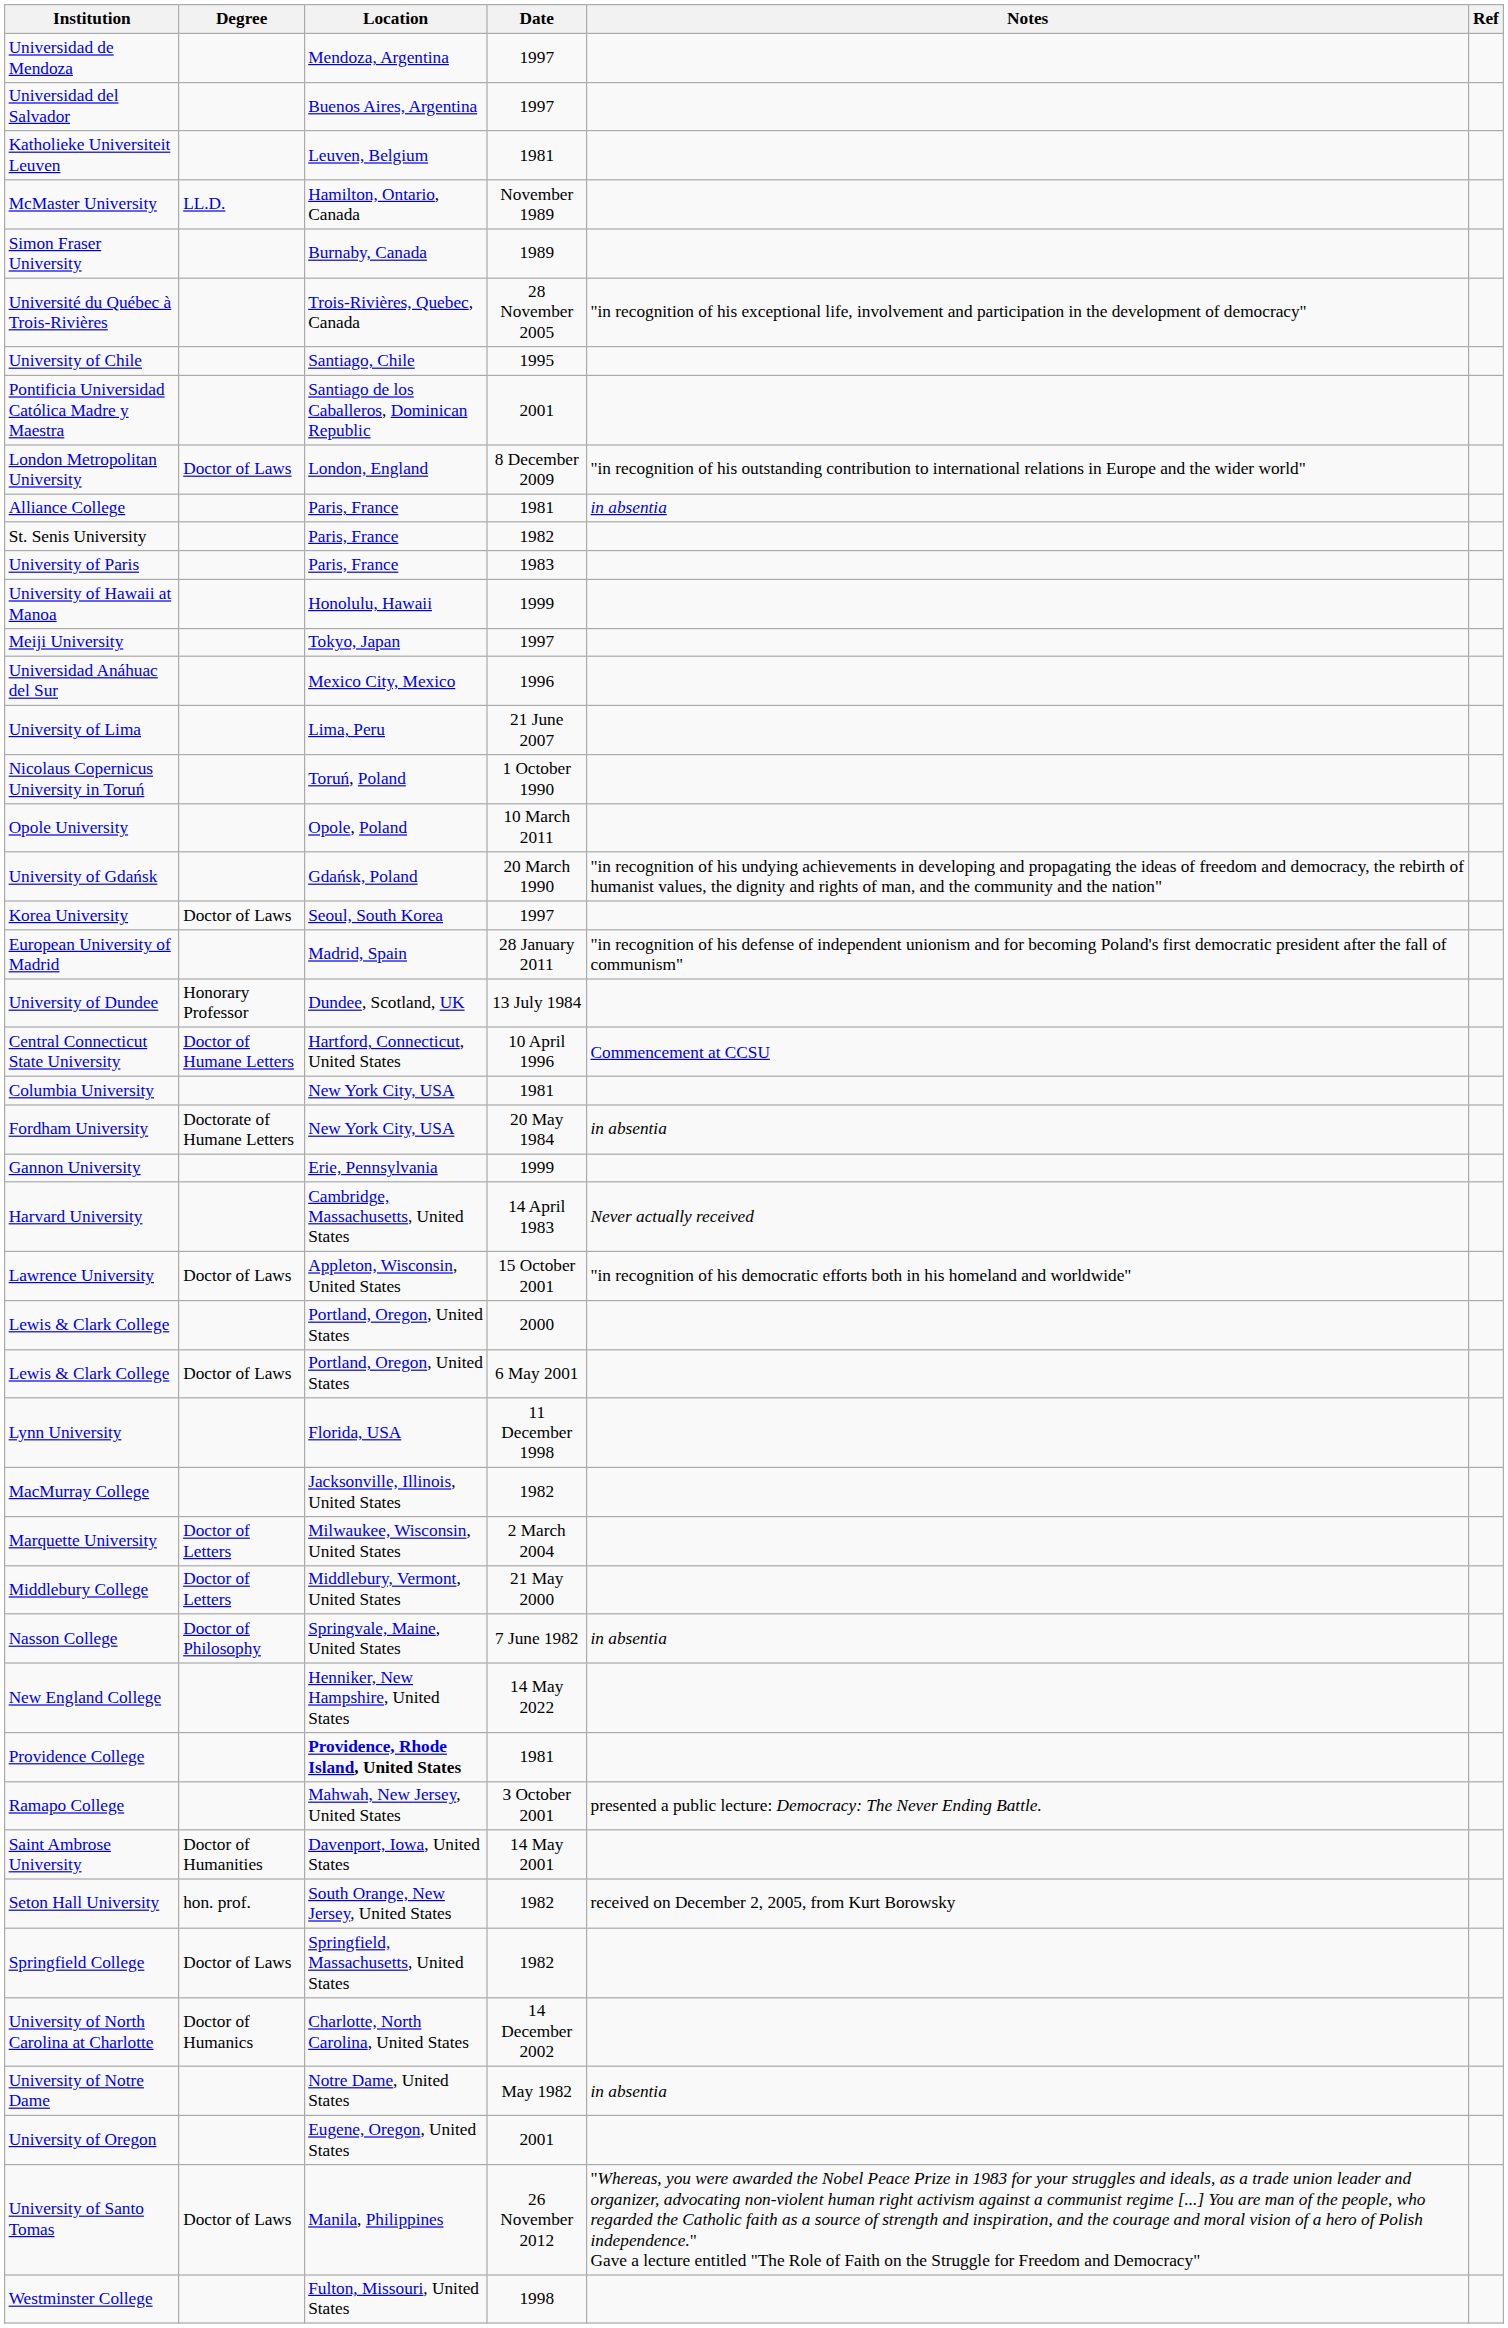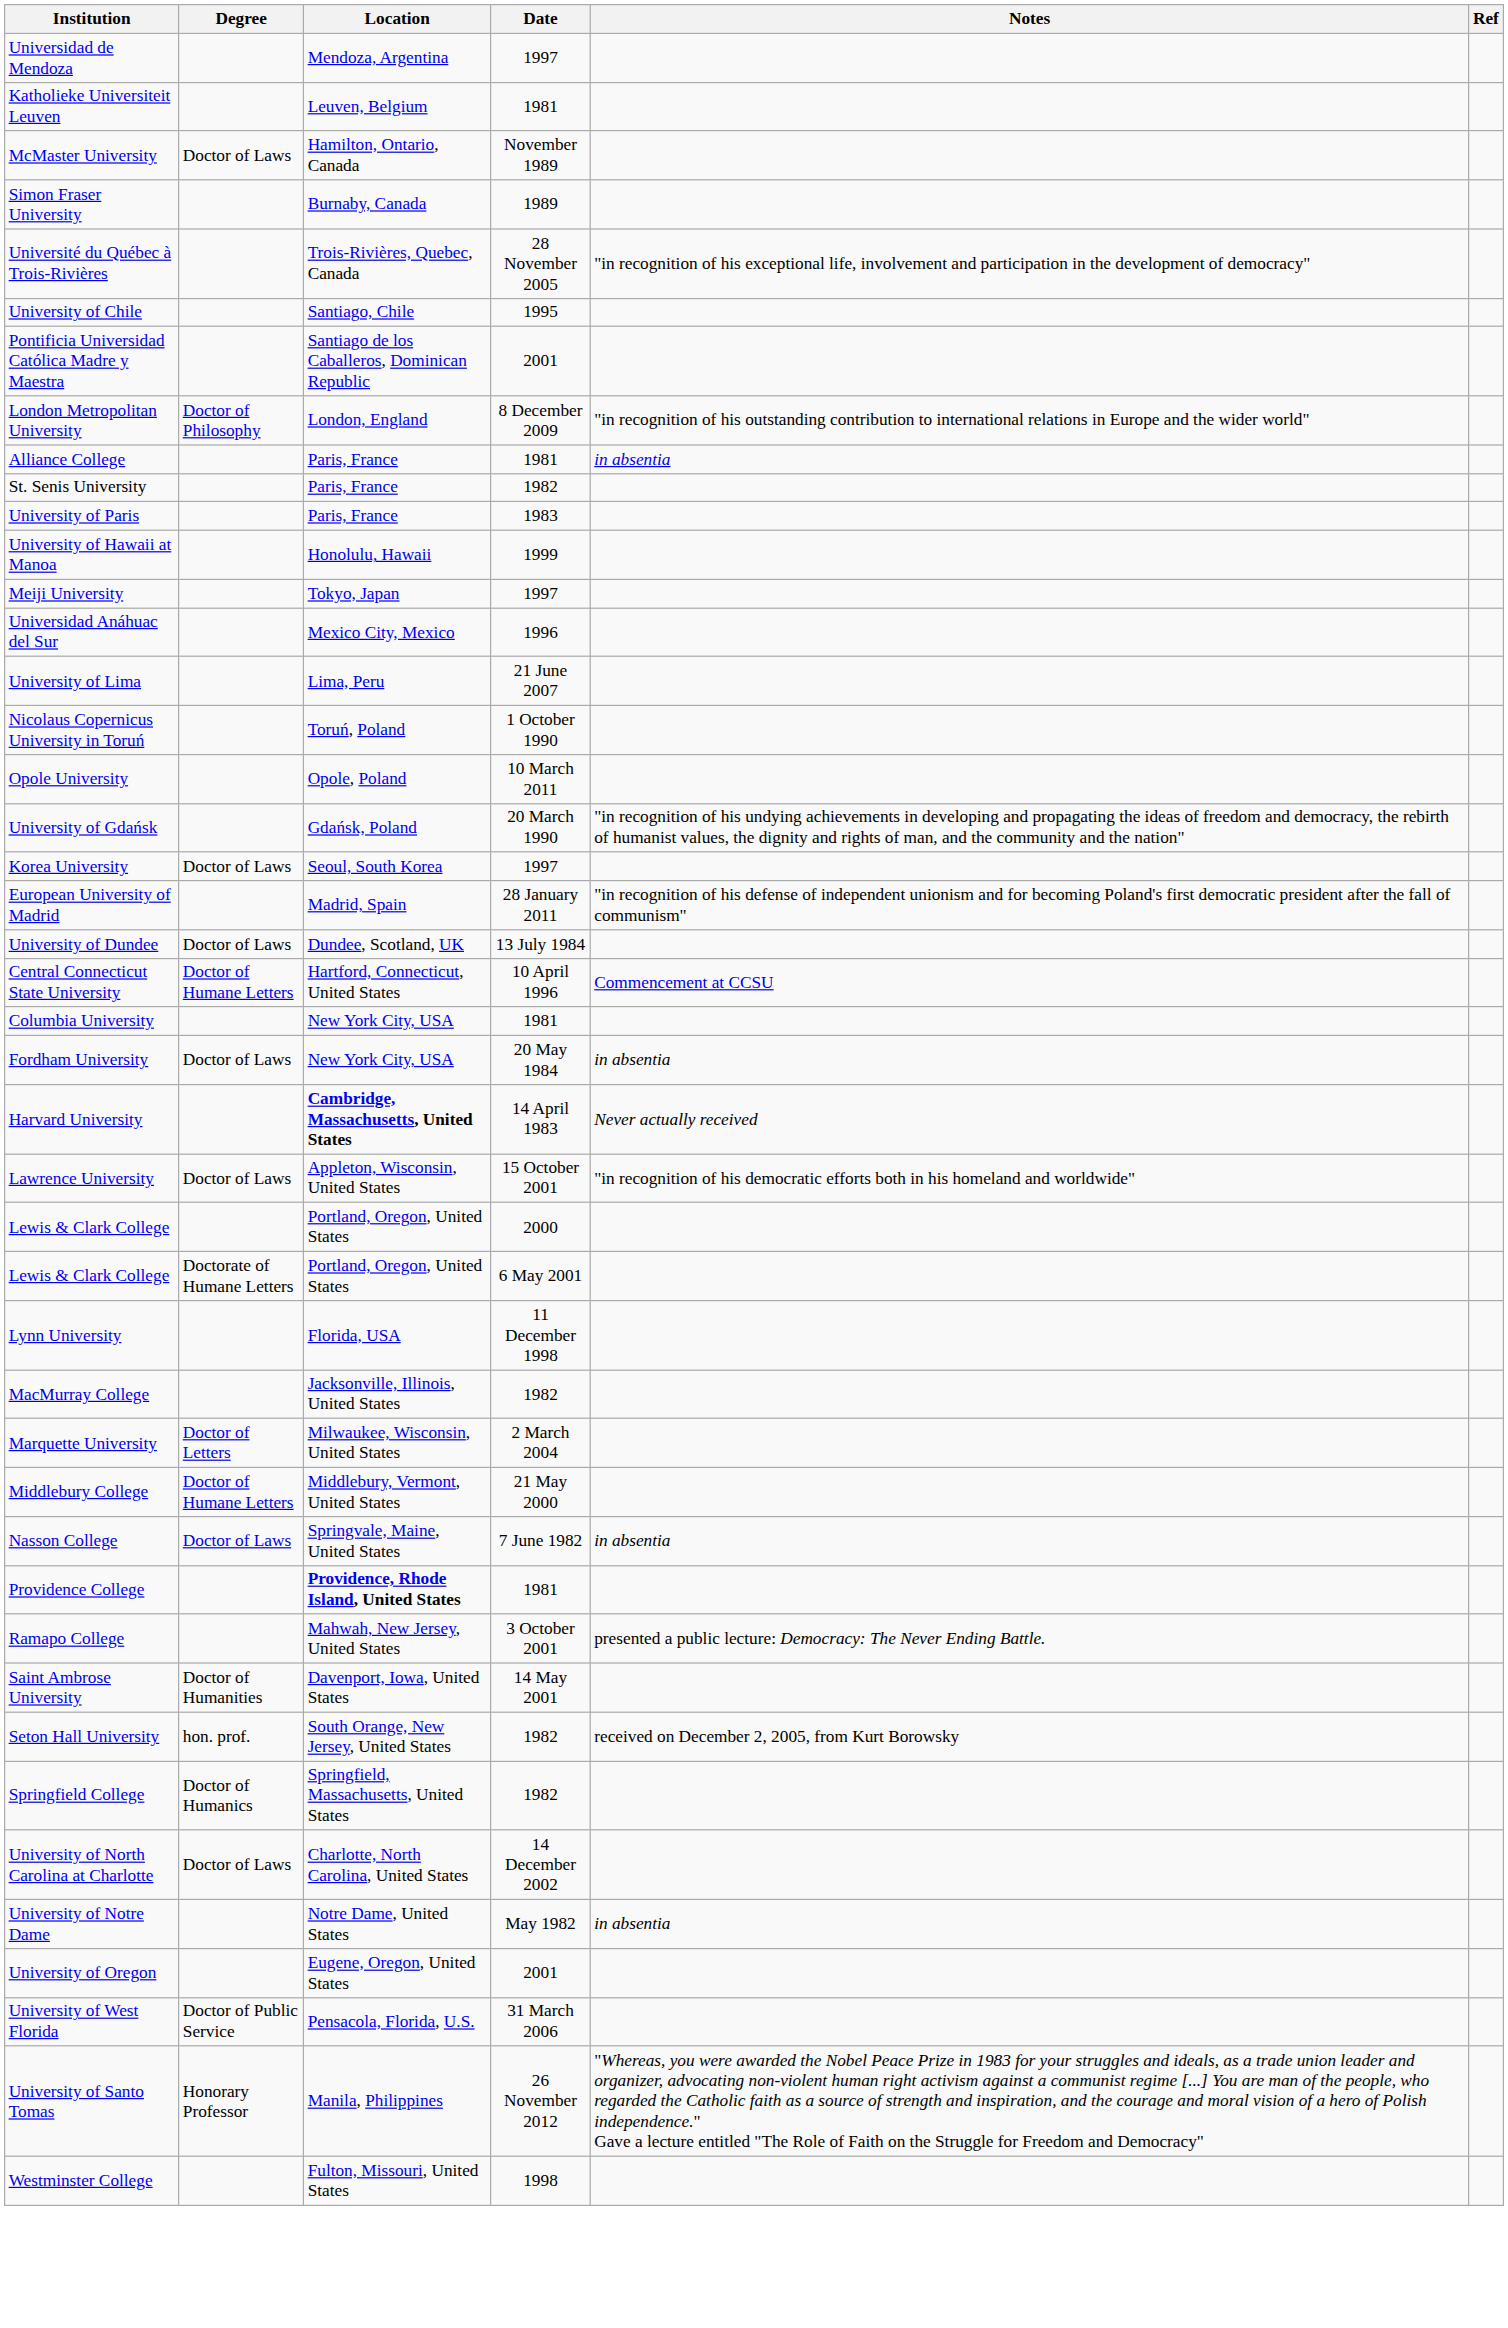- row: (64, 106)
(204, 204) LL.D. -> (237, 155) Doctor of Laws
(237, 469) Doctor of Laws -> (222, 420) Doctor of Philosophy
(216, 1003) Honorary Professor -> (237, 944) Doctor of Laws
(239, 1129) Doctorate of Humane Letters -> (237, 1060) Doctor of Laws
- row: (75, 1168)
(386, 1217) normal -> (390, 1119) bold
(237, 1373) Doctor of Laws -> (238, 1276) Doctorate of Humane Letters
(217, 1589) Doctor of Letters -> (238, 1492) Doctor of Humane Letters
(222, 1638) Doctor of Philosophy -> (237, 1541) Doctor of Laws
- row: (85, 1697)
(237, 1962) Doctor of Laws -> (218, 1795) Doctor of Humanics
(218, 2032) Doctor of Humanics -> (237, 1865) Doctor of Laws
+ row: (74, 2021)
(237, 2219) Doctor of Laws -> (216, 2101) Honorary Professor
